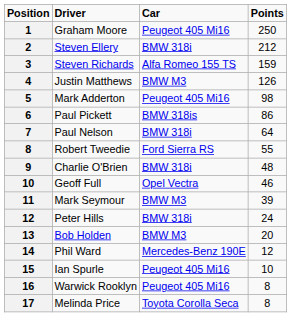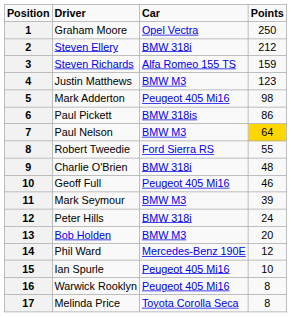(186, 30) Peugeot 405 Mi16 -> (170, 30) Opel Vectra
(267, 82) 126 -> (267, 82) 123
(167, 133) BMW 318i -> (164, 133) BMW M3
(267, 133) no background -> (267, 133) gold background
(170, 184) Opel Vectra -> (186, 184) Peugeot 405 Mi16
